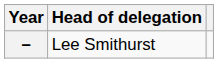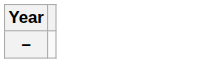- column: (127, 17)
